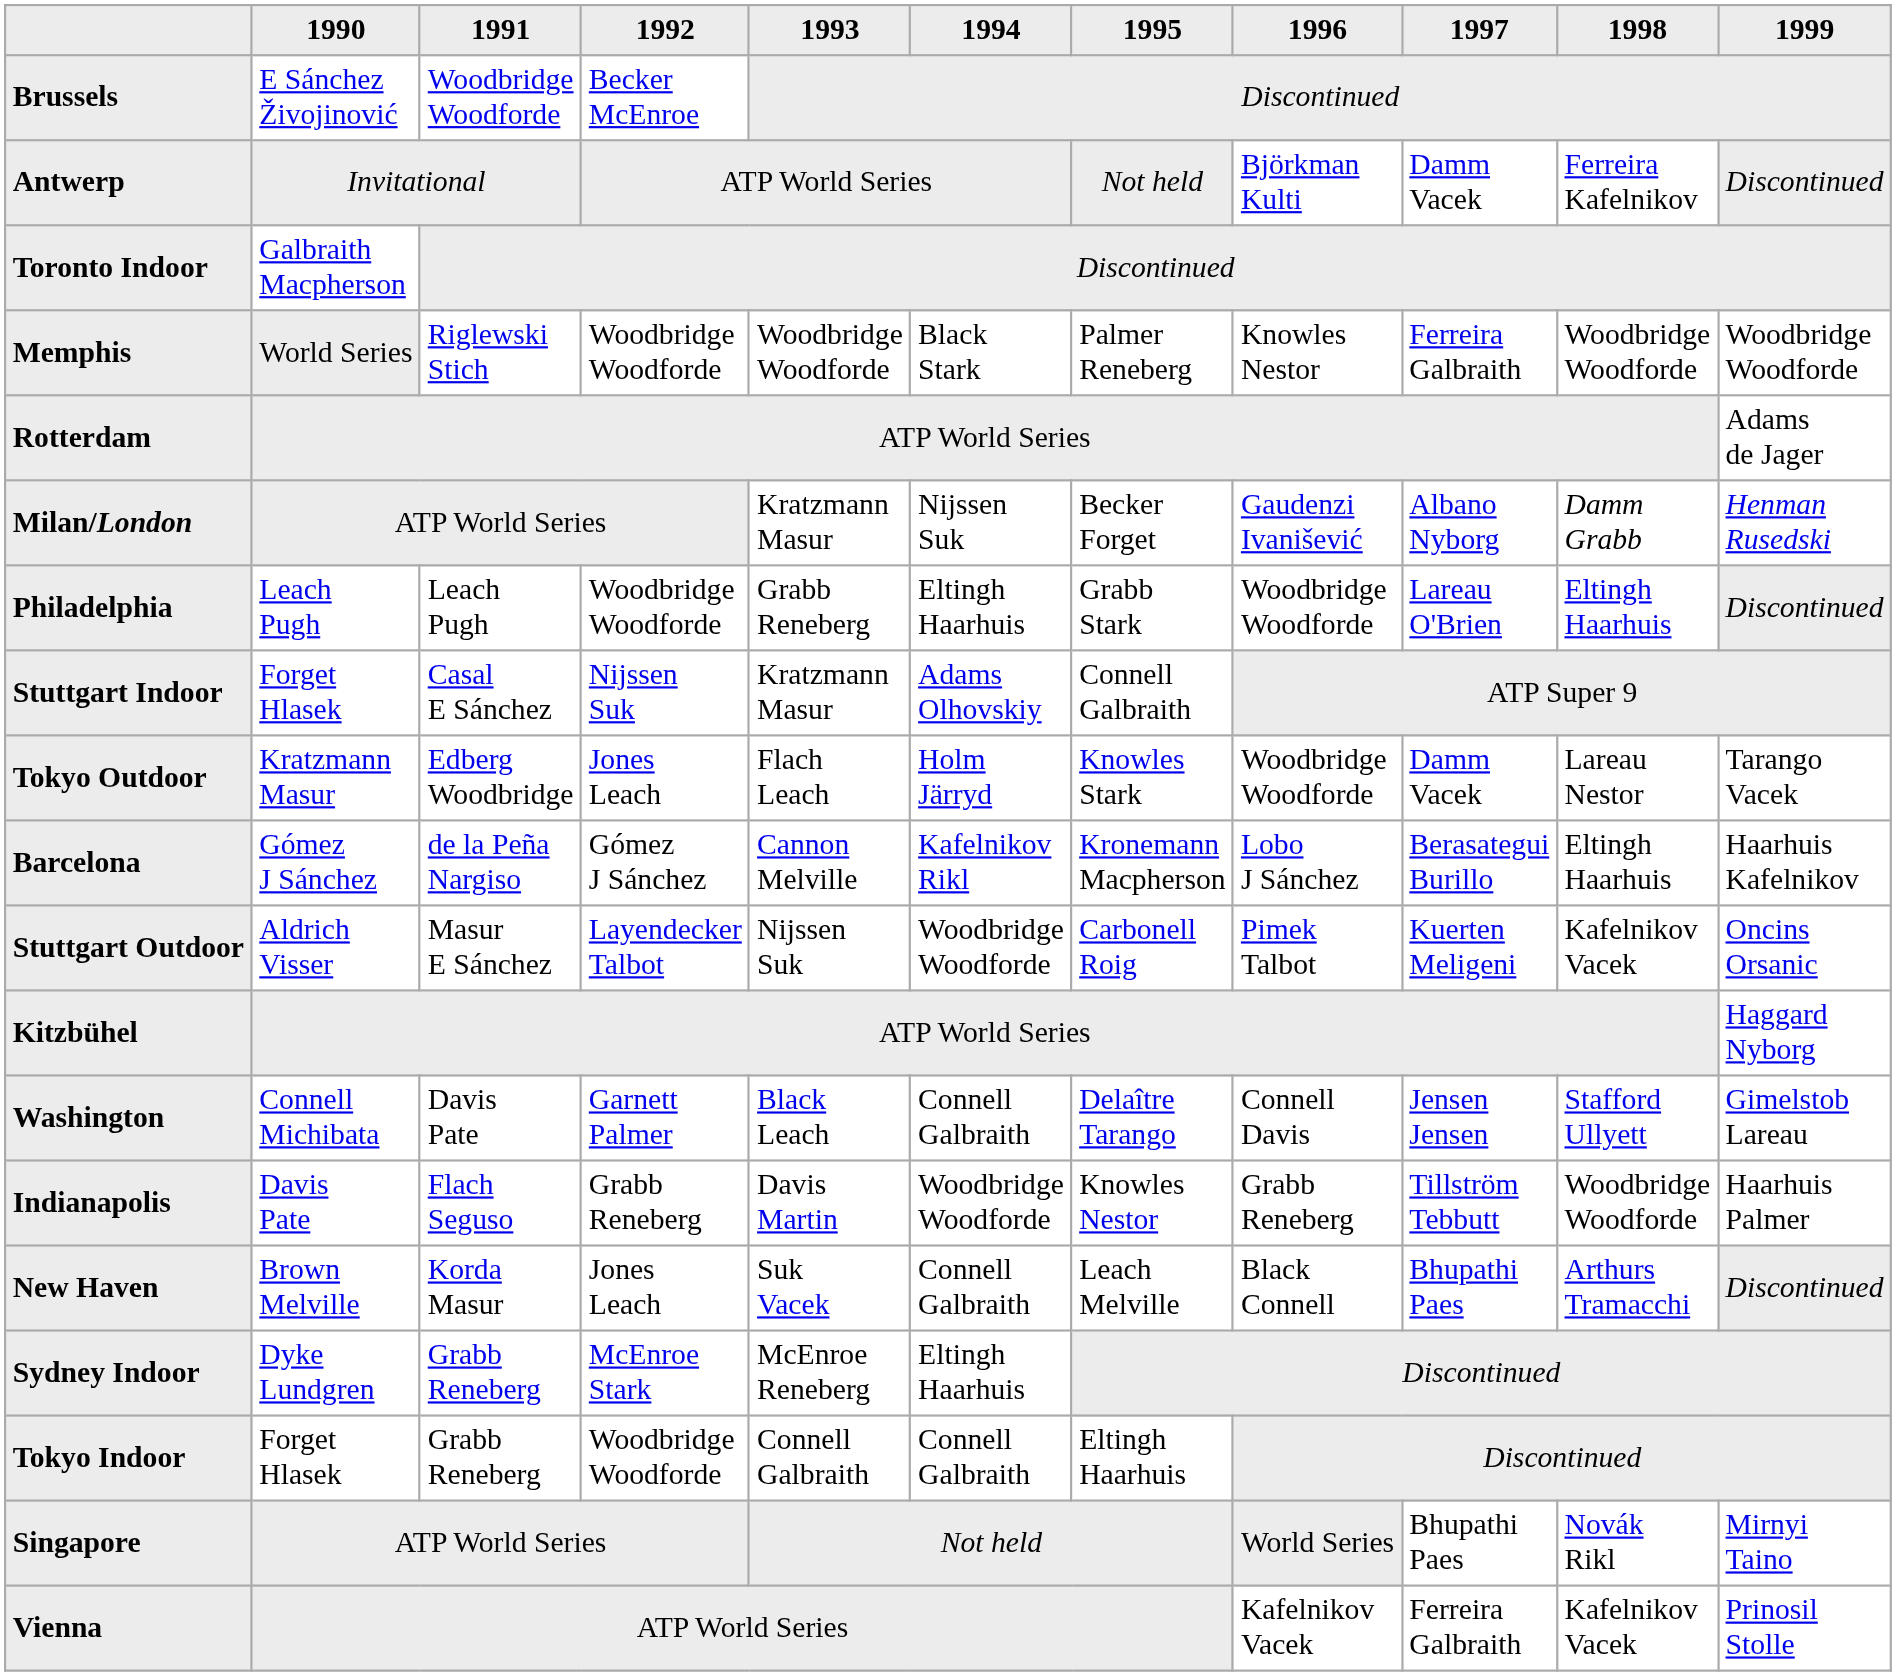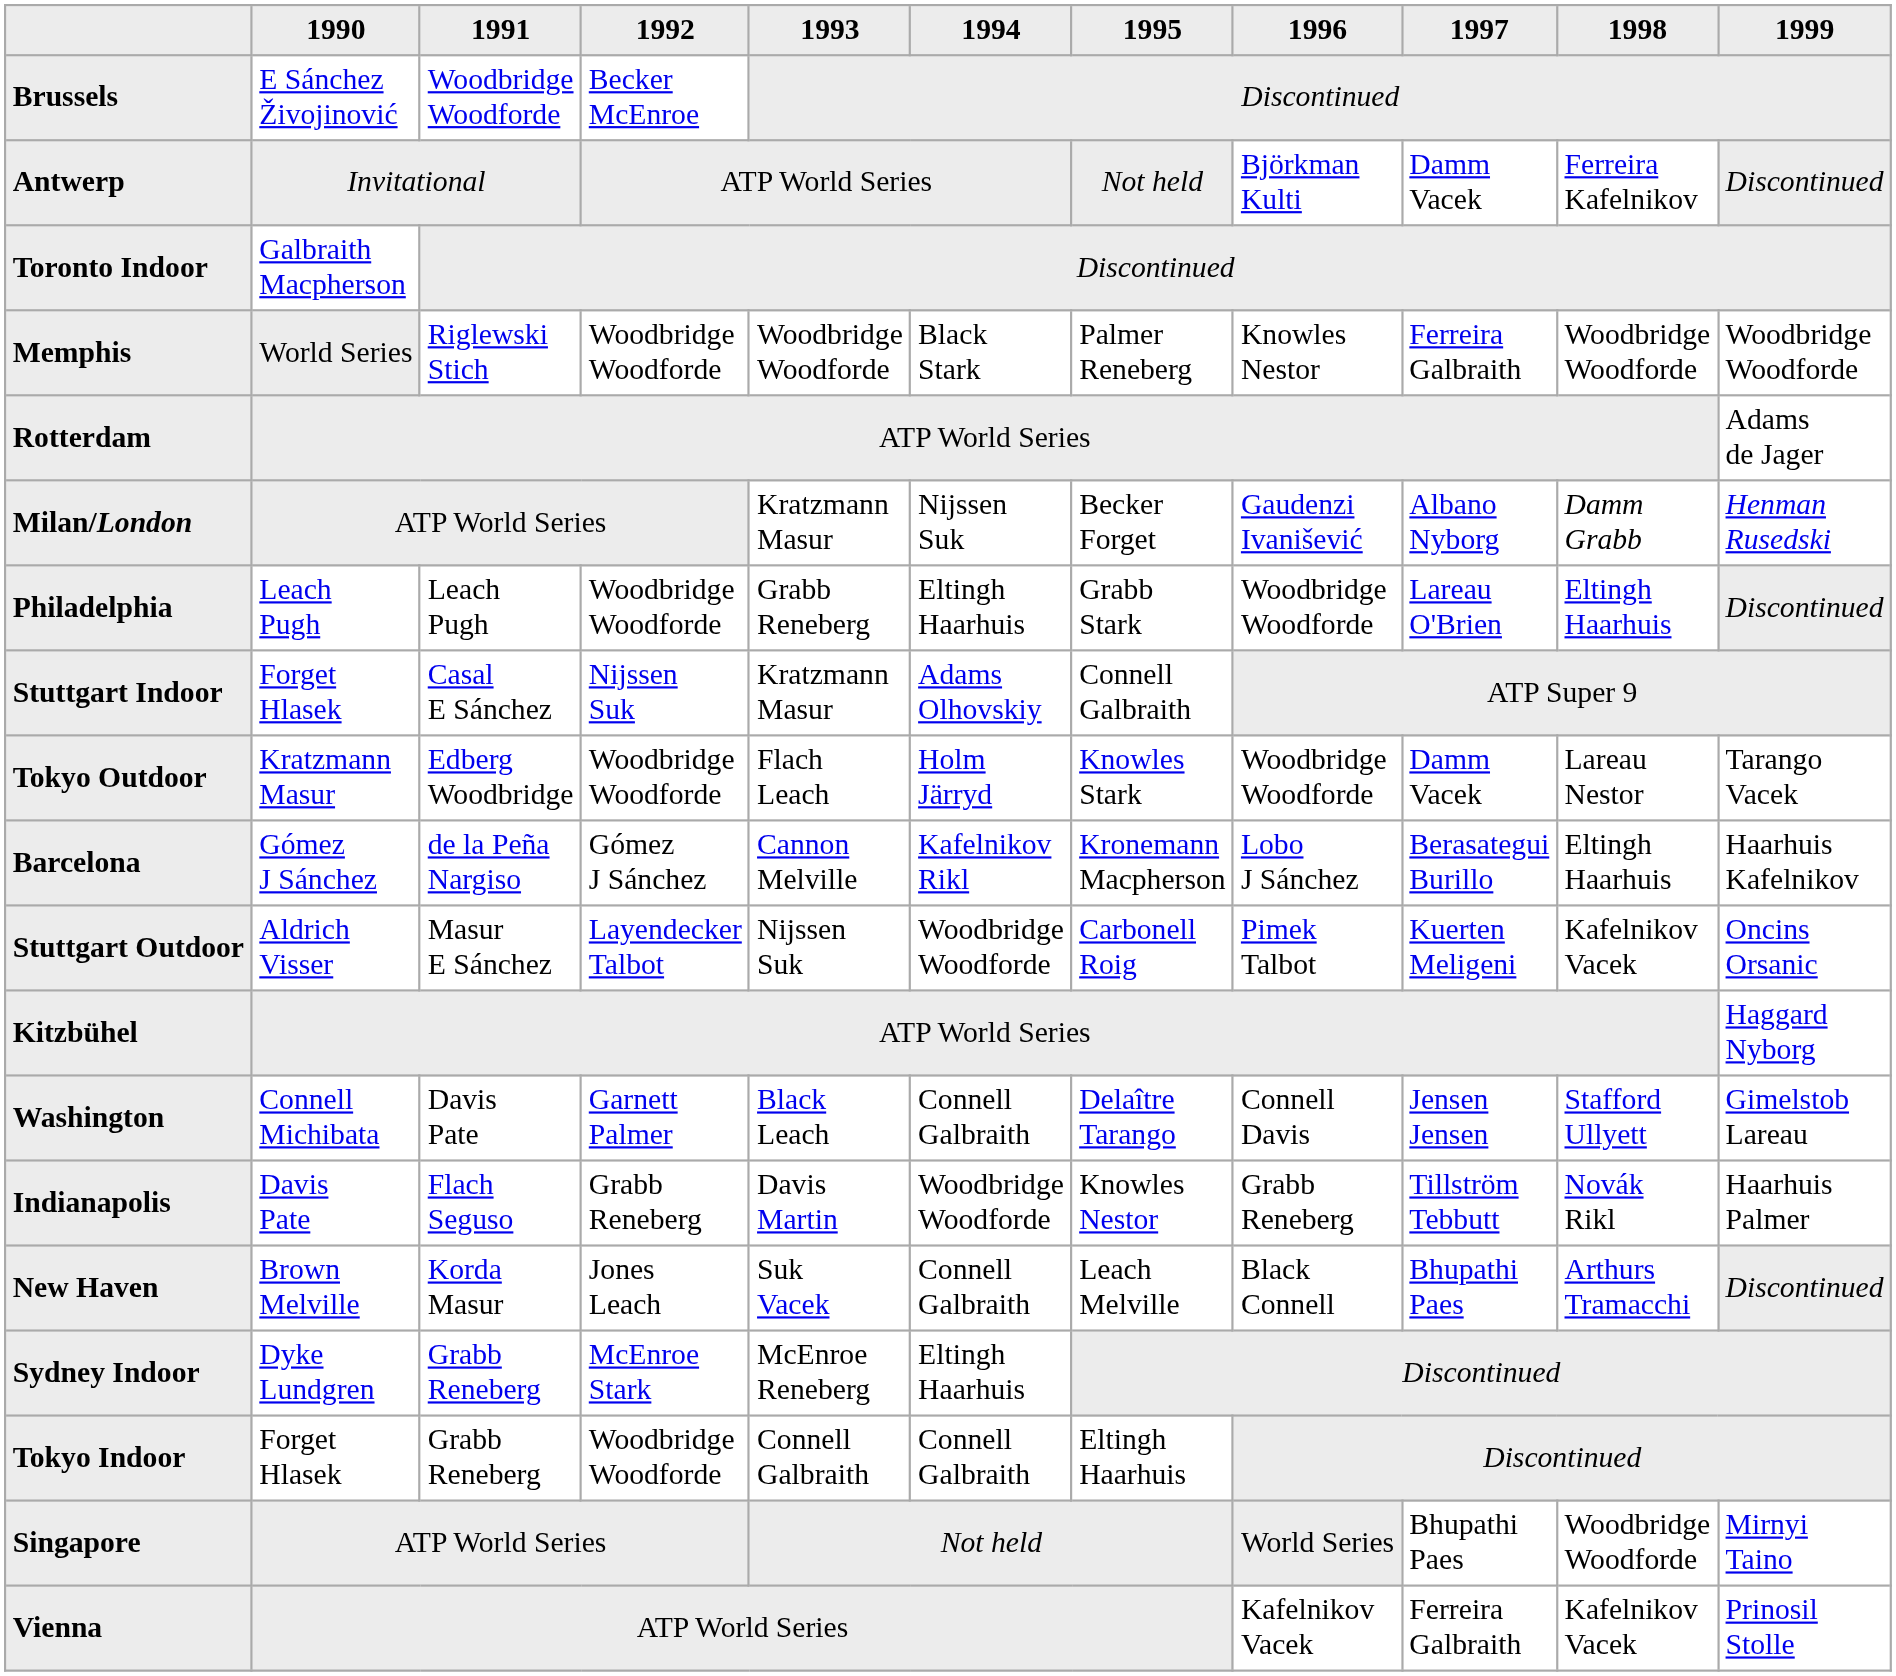(625, 777) Jones Leach -> (662, 777) Woodbridge Woodforde
(1637, 1202) Woodbridge Woodforde -> (1604, 1202) Novák Rikl
(1604, 1542) Novák Rikl -> (1637, 1542) Woodbridge Woodforde
